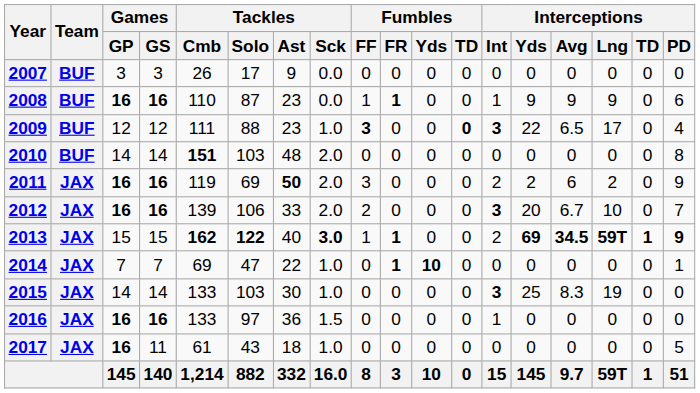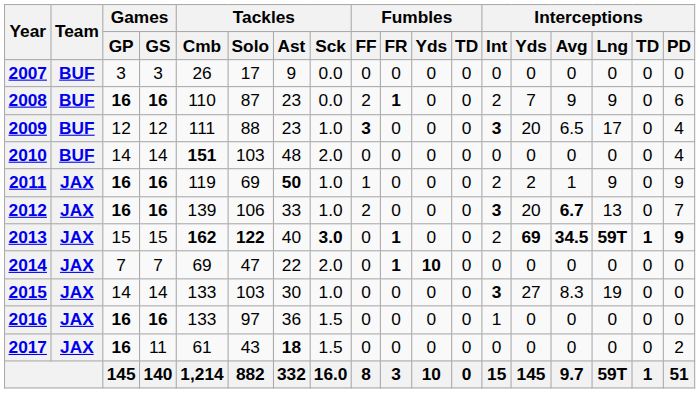(366, 100) 1 -> (366, 100) 2
(497, 100) 1 -> (497, 100) 2
(531, 100) 9 -> (531, 100) 7
(467, 127) bold -> (467, 127) normal
(531, 127) 22 -> (531, 127) 20
(679, 155) 8 -> (679, 155) 4
(331, 182) 2.0 -> (331, 182) 1.0
(366, 182) 3 -> (366, 182) 1
(572, 182) 6 -> (572, 182) 1
(612, 182) 2 -> (612, 182) 9
(331, 210) 2.0 -> (331, 210) 1.0
(572, 210) normal -> (572, 210) bold
(612, 210) 10 -> (612, 210) 13
(366, 237) 1 -> (366, 237) 0
(331, 264) 1.0 -> (331, 264) 2.0
(679, 264) 1 -> (679, 264) 0
(531, 292) 25 -> (531, 292) 27
(291, 347) normal -> (291, 347) bold
(331, 347) 1.0 -> (331, 347) 1.5
(679, 347) 5 -> (679, 347) 2
